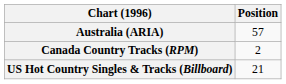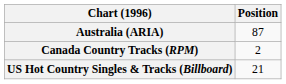(258, 32) 57 -> (258, 32) 87
